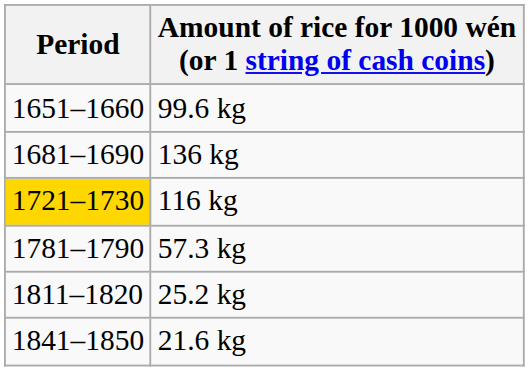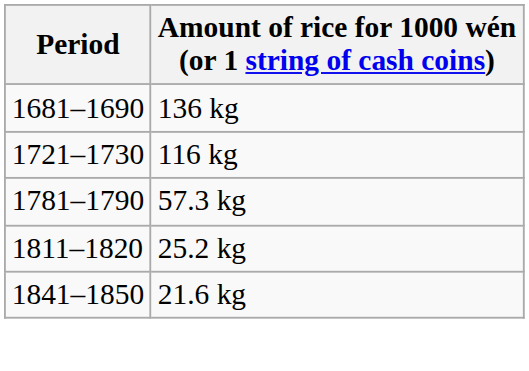- row: (202, 107)
(78, 201) gold background -> (78, 154) no background
